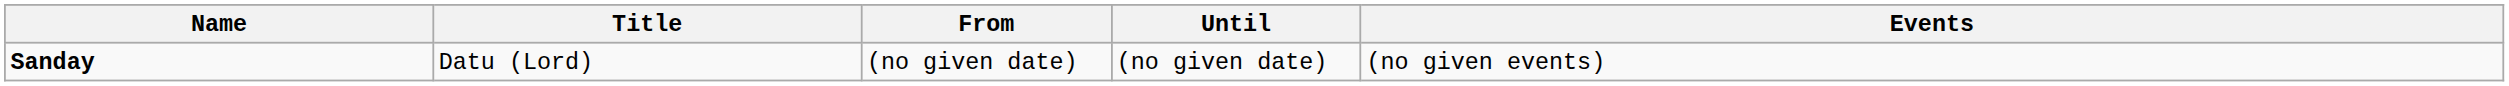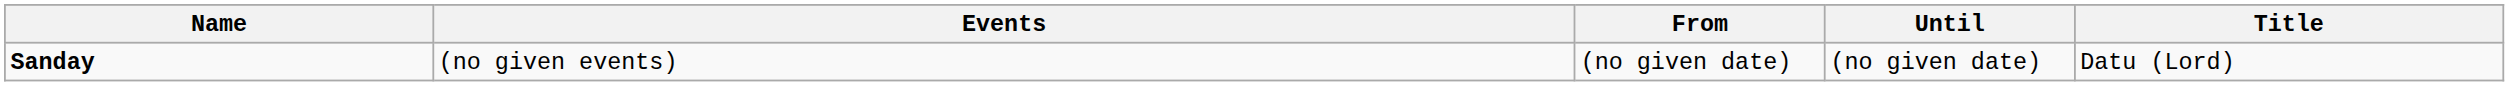columns swapped: (647, 24) <-> (1932, 24)
